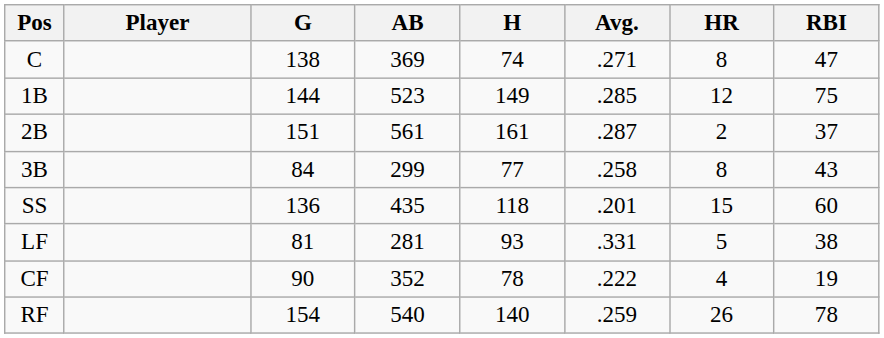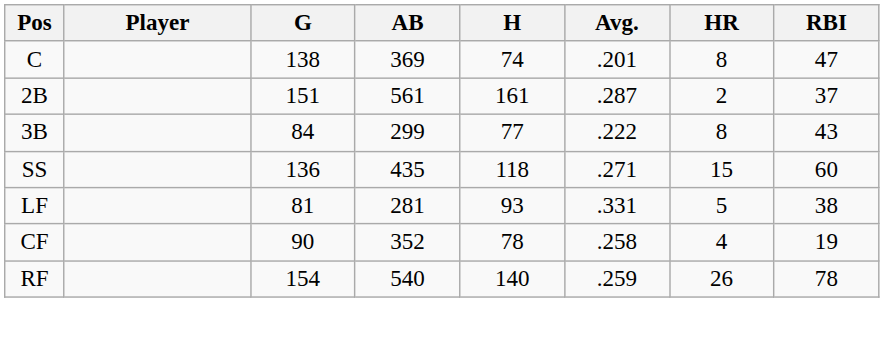(617, 59) .271 -> (617, 59) .201
- row: (35, 95)
(617, 168) .258 -> (617, 132) .222
(617, 205) .201 -> (617, 168) .271
(617, 278) .222 -> (617, 242) .258
